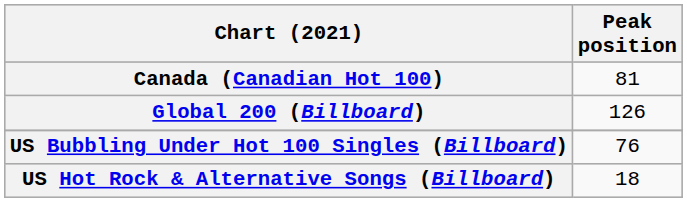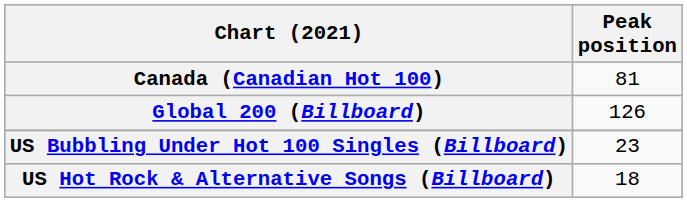(627, 147) 76 -> (627, 147) 23
